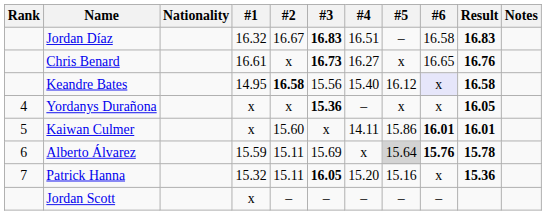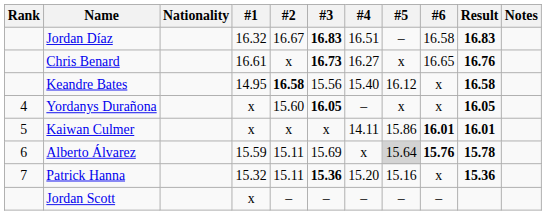(439, 84) lavender background -> (439, 84) no background
(289, 107) x -> (289, 107) 15.60
(326, 107) 15.36 -> (326, 107) 16.05
(289, 130) 15.60 -> (289, 130) x
(326, 175) 16.05 -> (326, 175) 15.36
